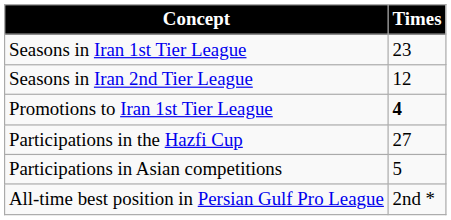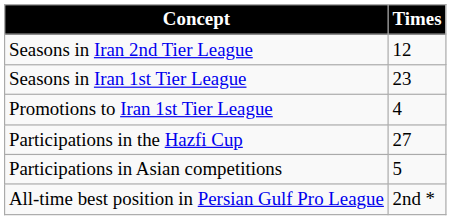rows swapped: (128, 49) <-> (131, 79)
(397, 109) bold -> (397, 109) normal
